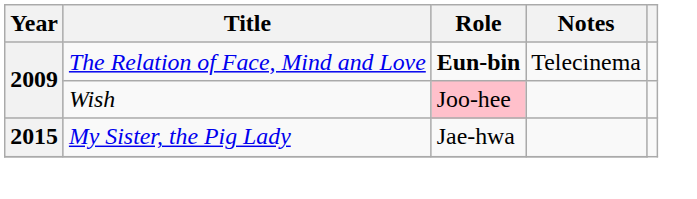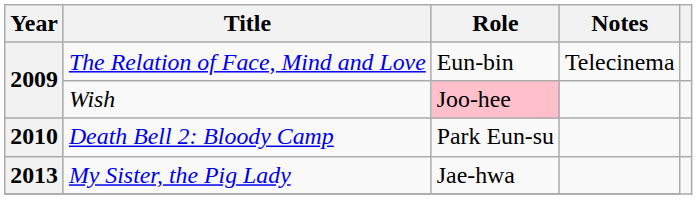(479, 61) bold -> (475, 61) normal
+ row: (201, 136)
(34, 136) 2015 -> (34, 174) 2013
